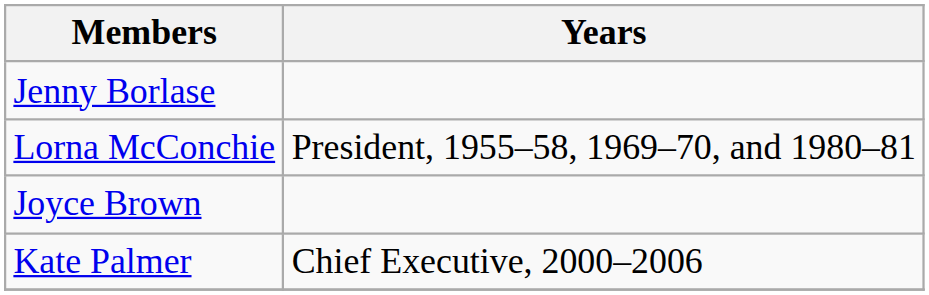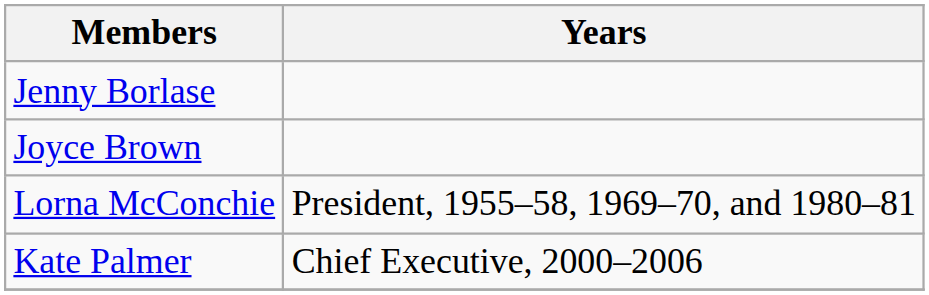rows swapped: (107, 203) <-> (144, 146)
